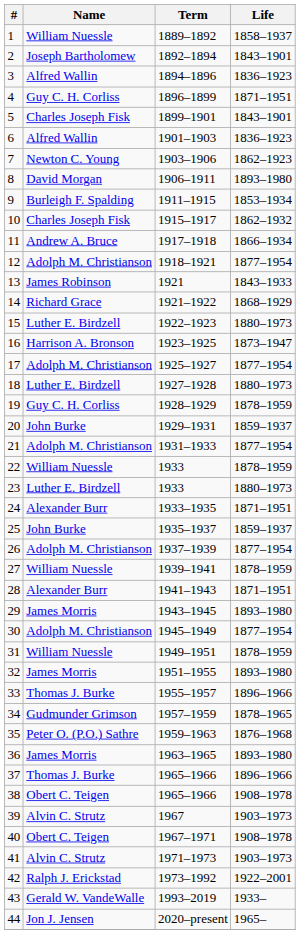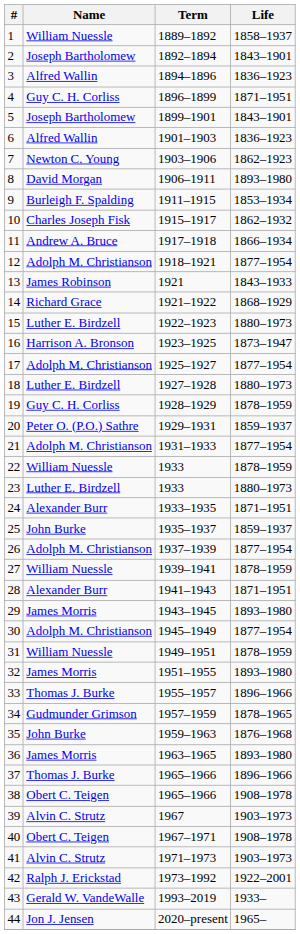(78, 117) Charles Joseph Fisk -> (81, 117) Joseph Bartholomew
(56, 425) John Burke -> (82, 425) Peter O. (P.O.) Sathre
(82, 734) Peter O. (P.O.) Sathre -> (56, 734) John Burke
